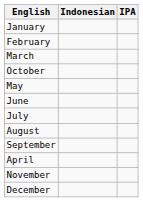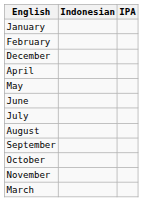rows swapped: (20, 56) <-> (28, 190)
rows swapped: (20, 160) <-> (26, 71)
